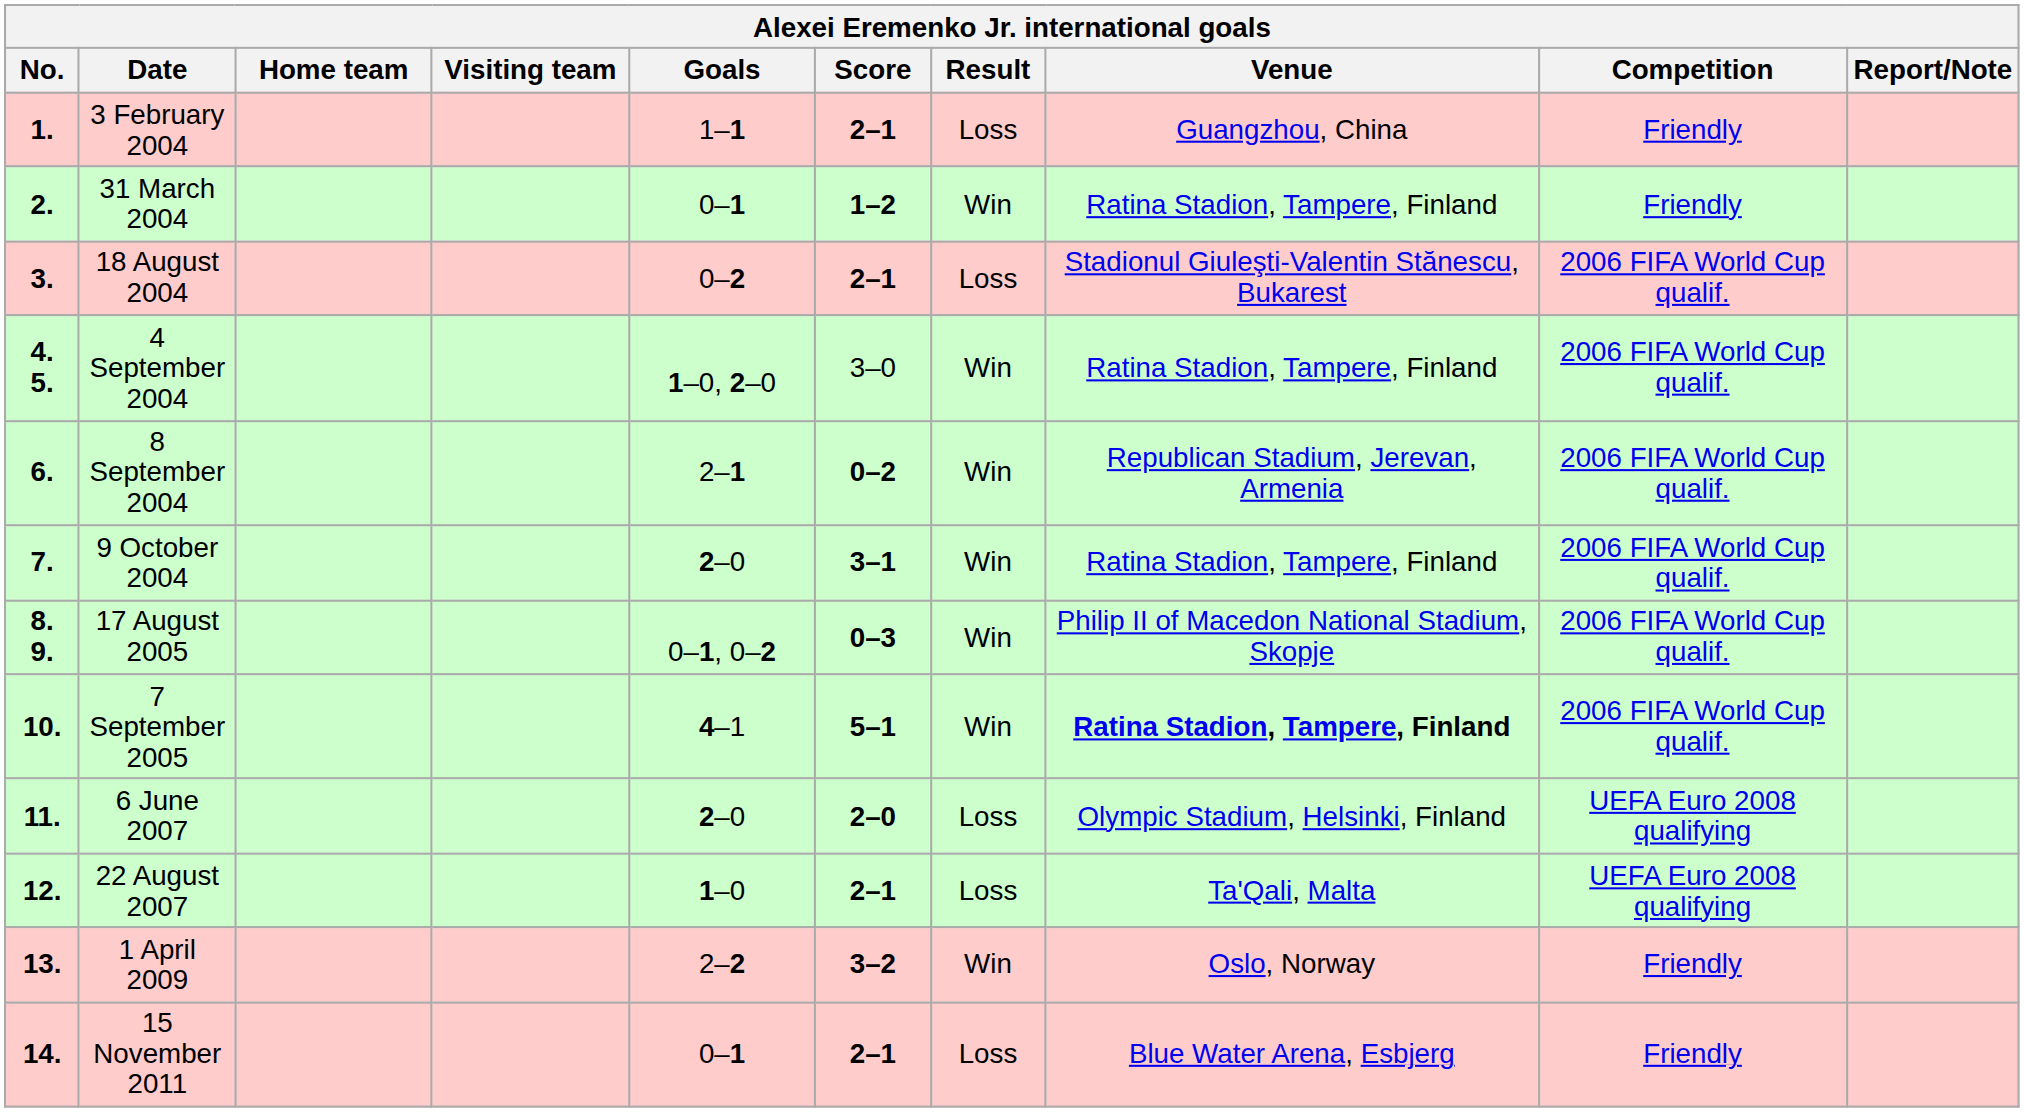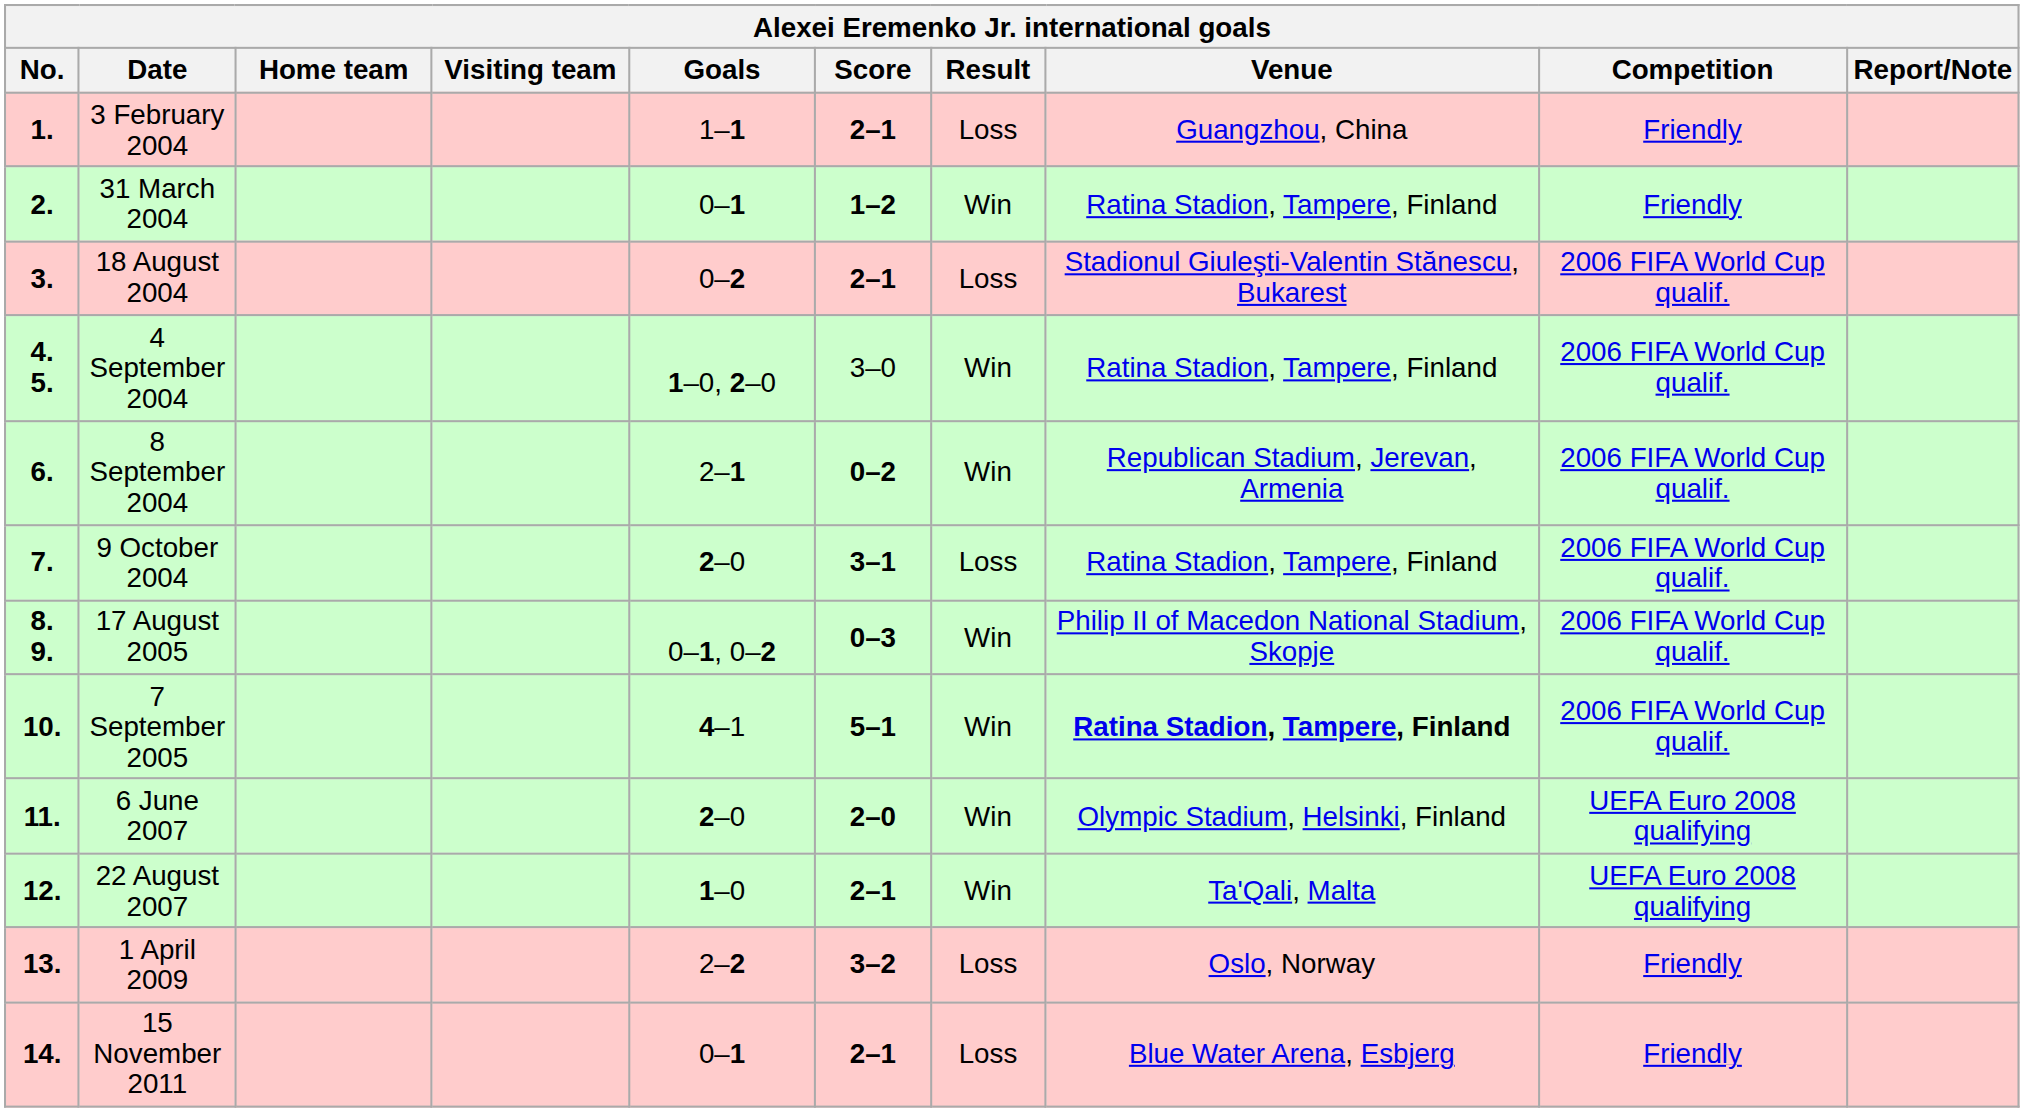(988, 562) Win -> (988, 562) Loss
(988, 816) Loss -> (988, 816) Win
(988, 890) Loss -> (988, 890) Win
(988, 964) Win -> (988, 964) Loss
